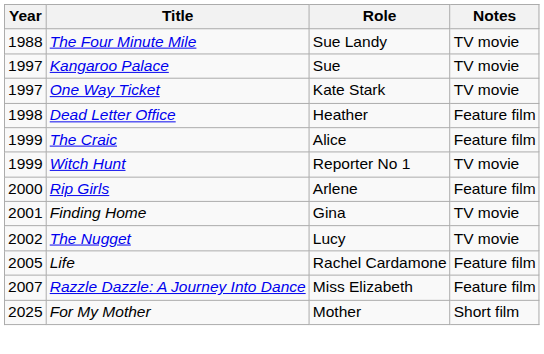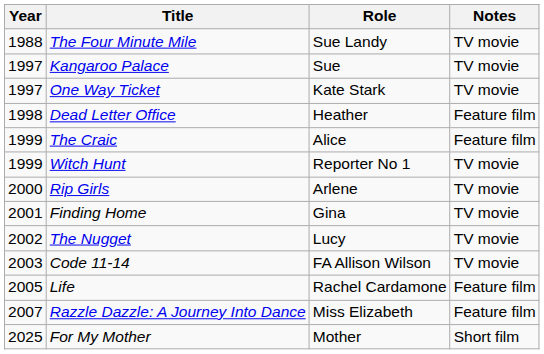(495, 189) Feature film -> (486, 189) TV movie
+ row: (90, 262)
